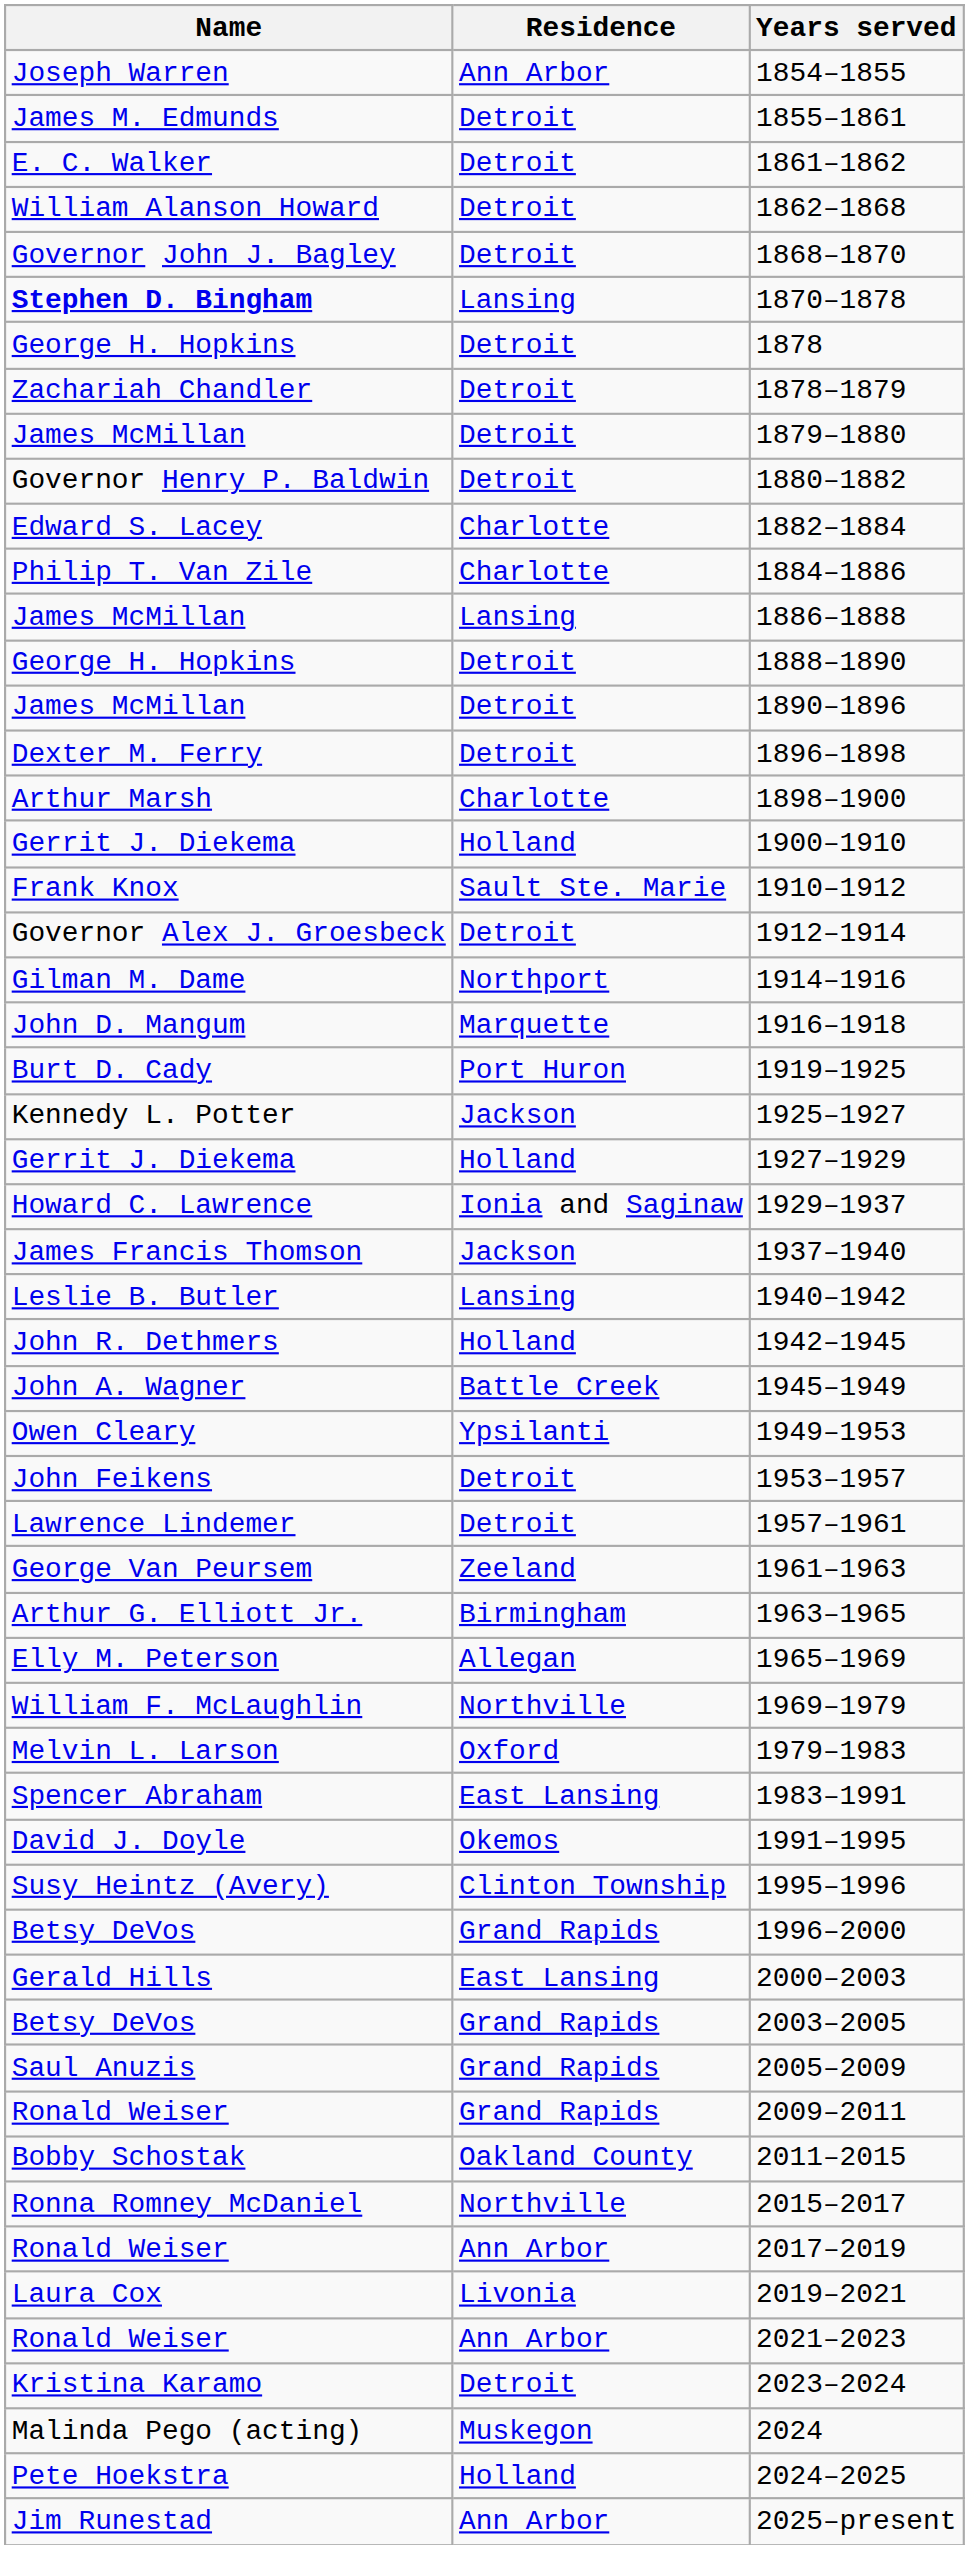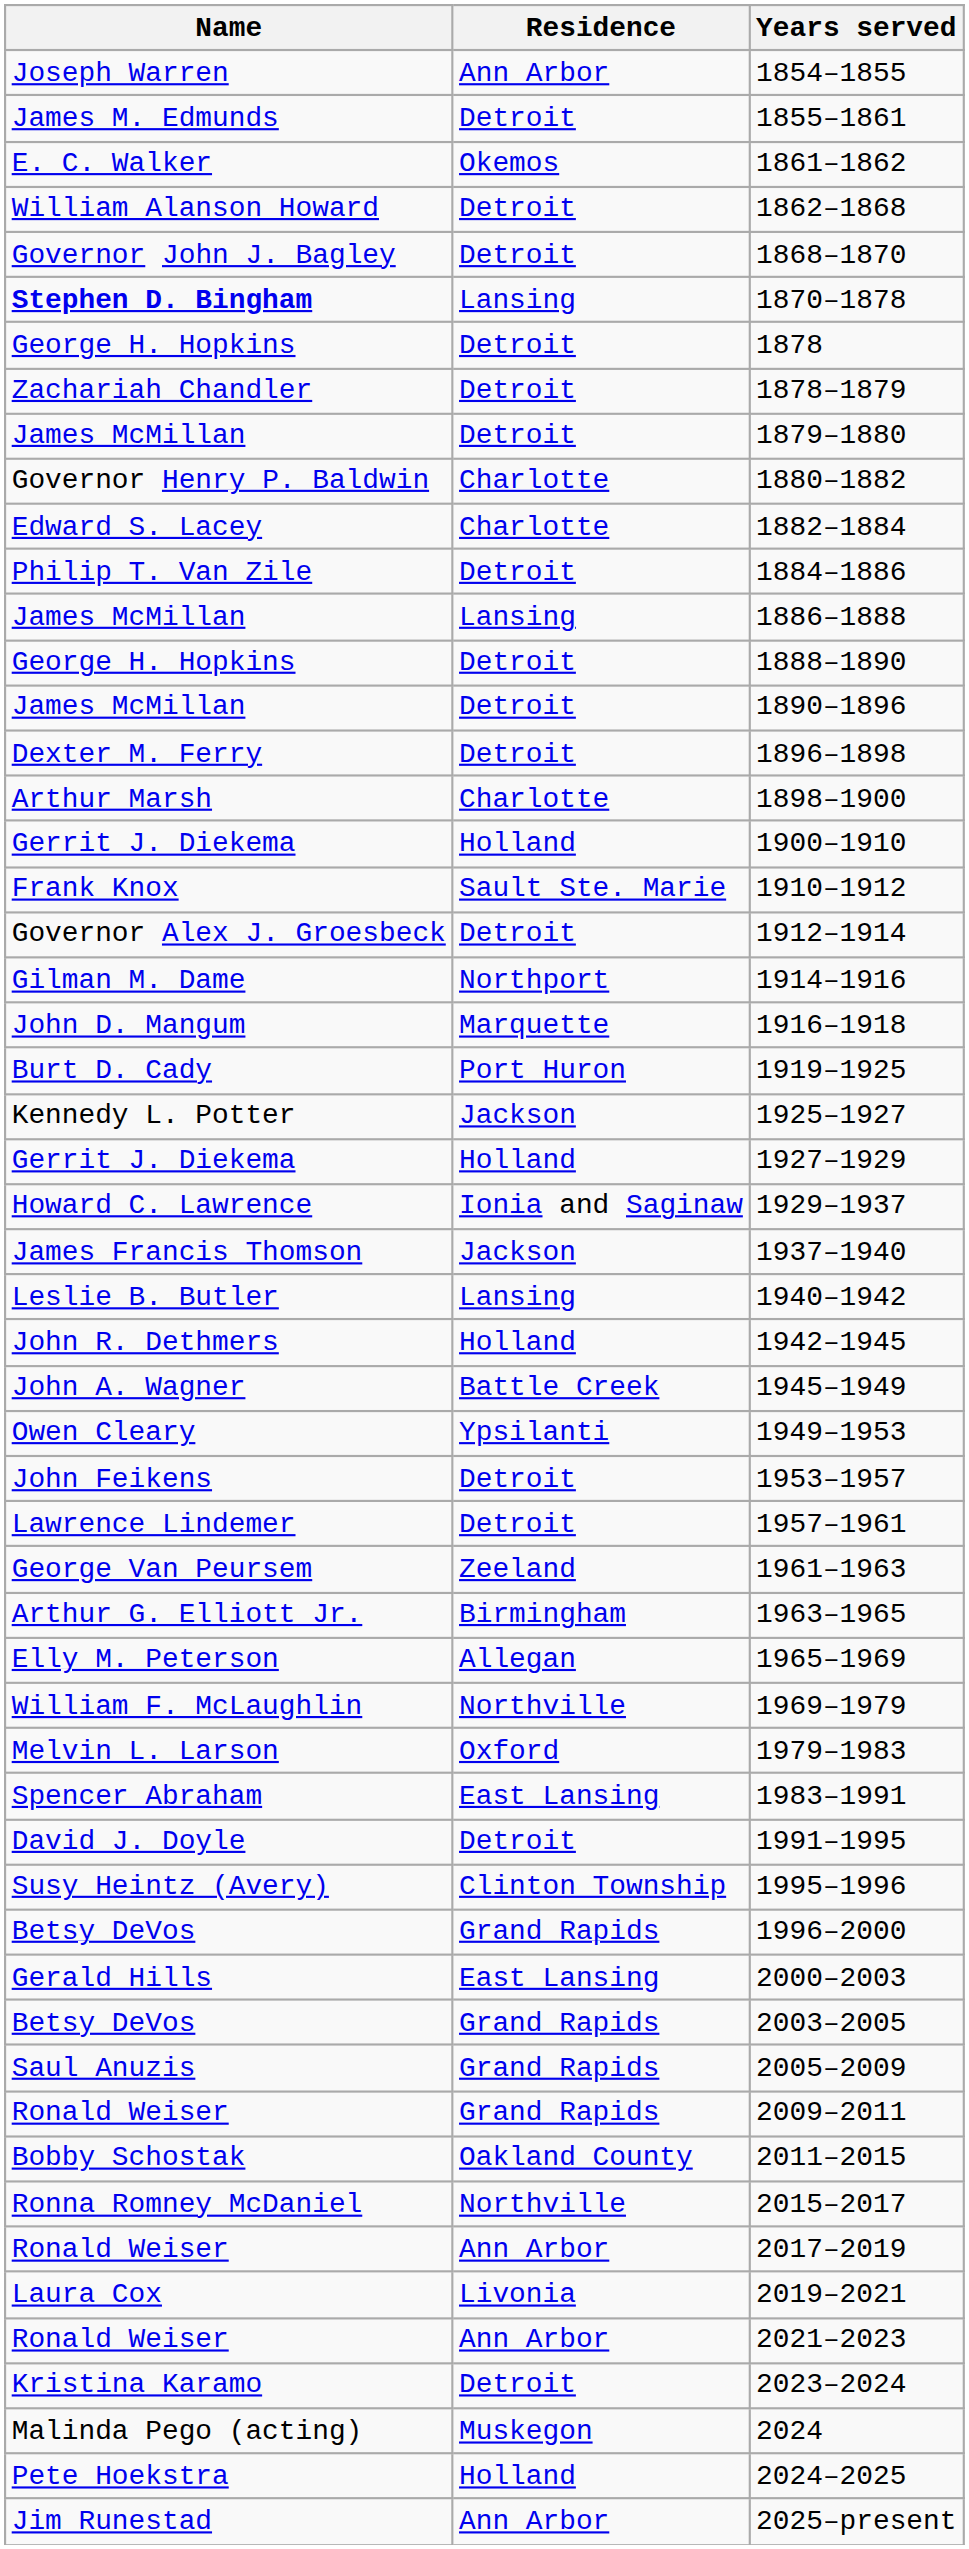(517, 164) Detroit -> (509, 164) Okemos
(517, 481) Detroit -> (534, 481) Charlotte
(534, 572) Charlotte -> (517, 572) Detroit
(509, 1841) Okemos -> (517, 1841) Detroit
